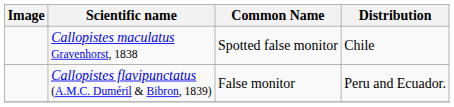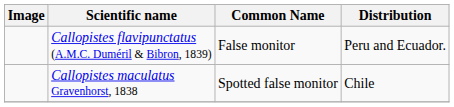rows swapped: (131, 83) <-> (113, 45)
